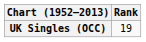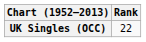(126, 29) 19 -> (126, 29) 22
